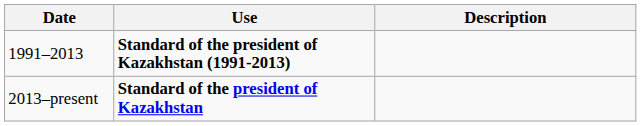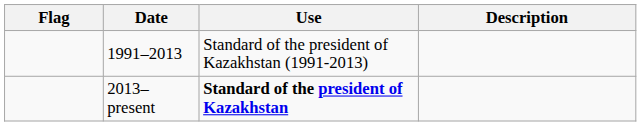+ column: (54, 17)
(218, 53) bold -> (296, 53) normal
